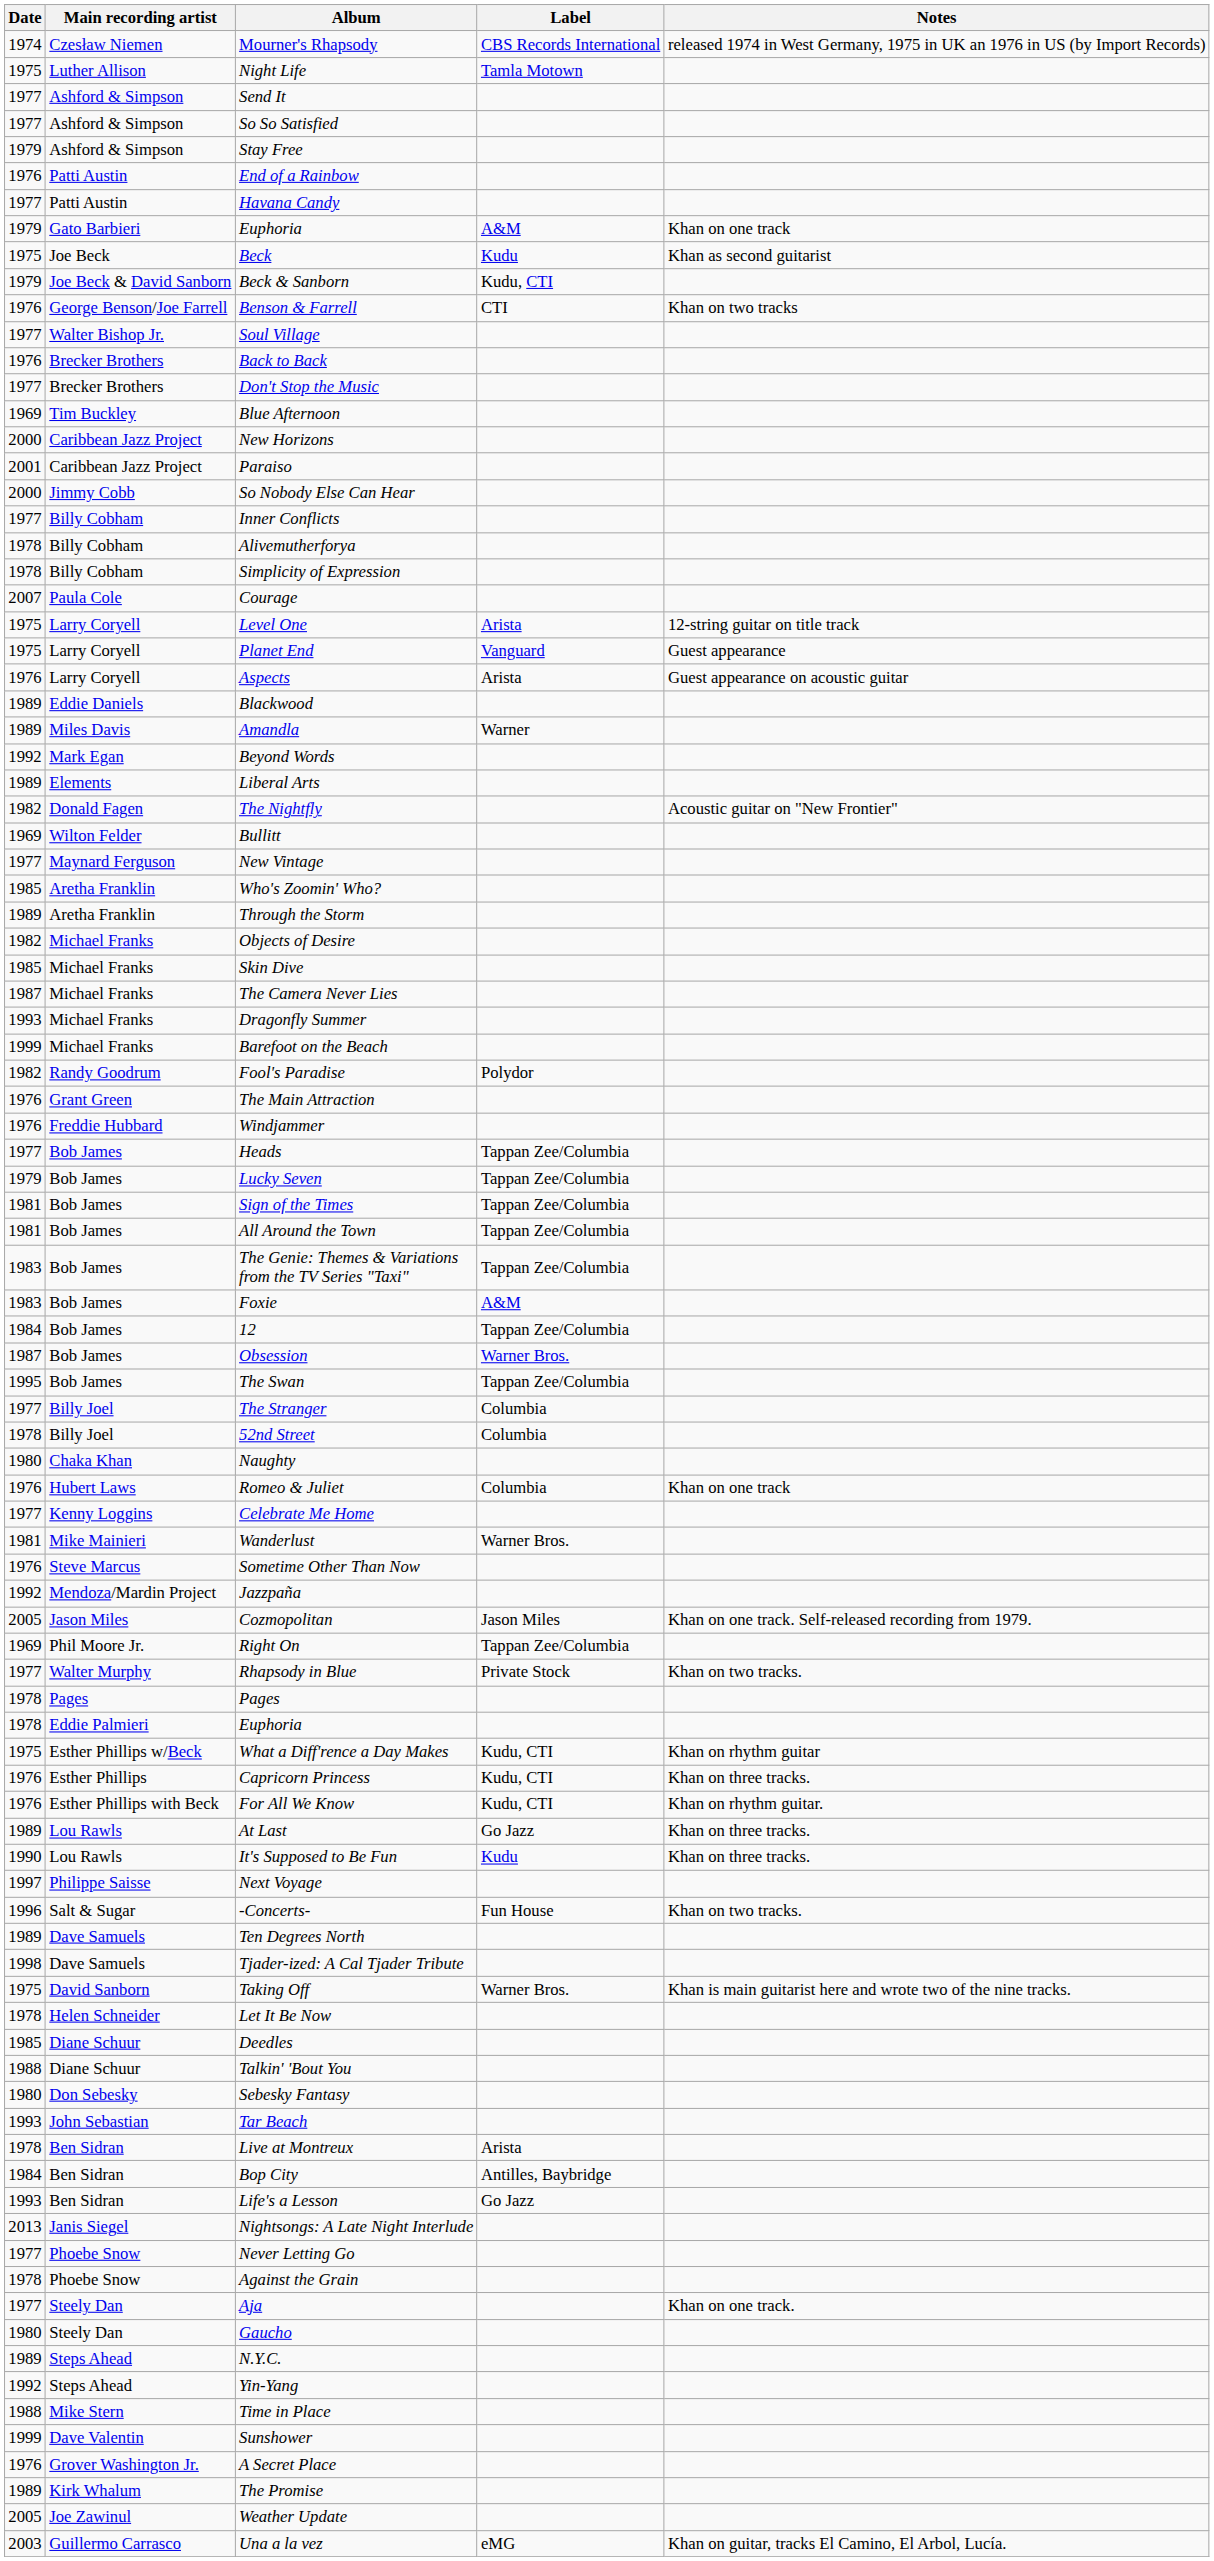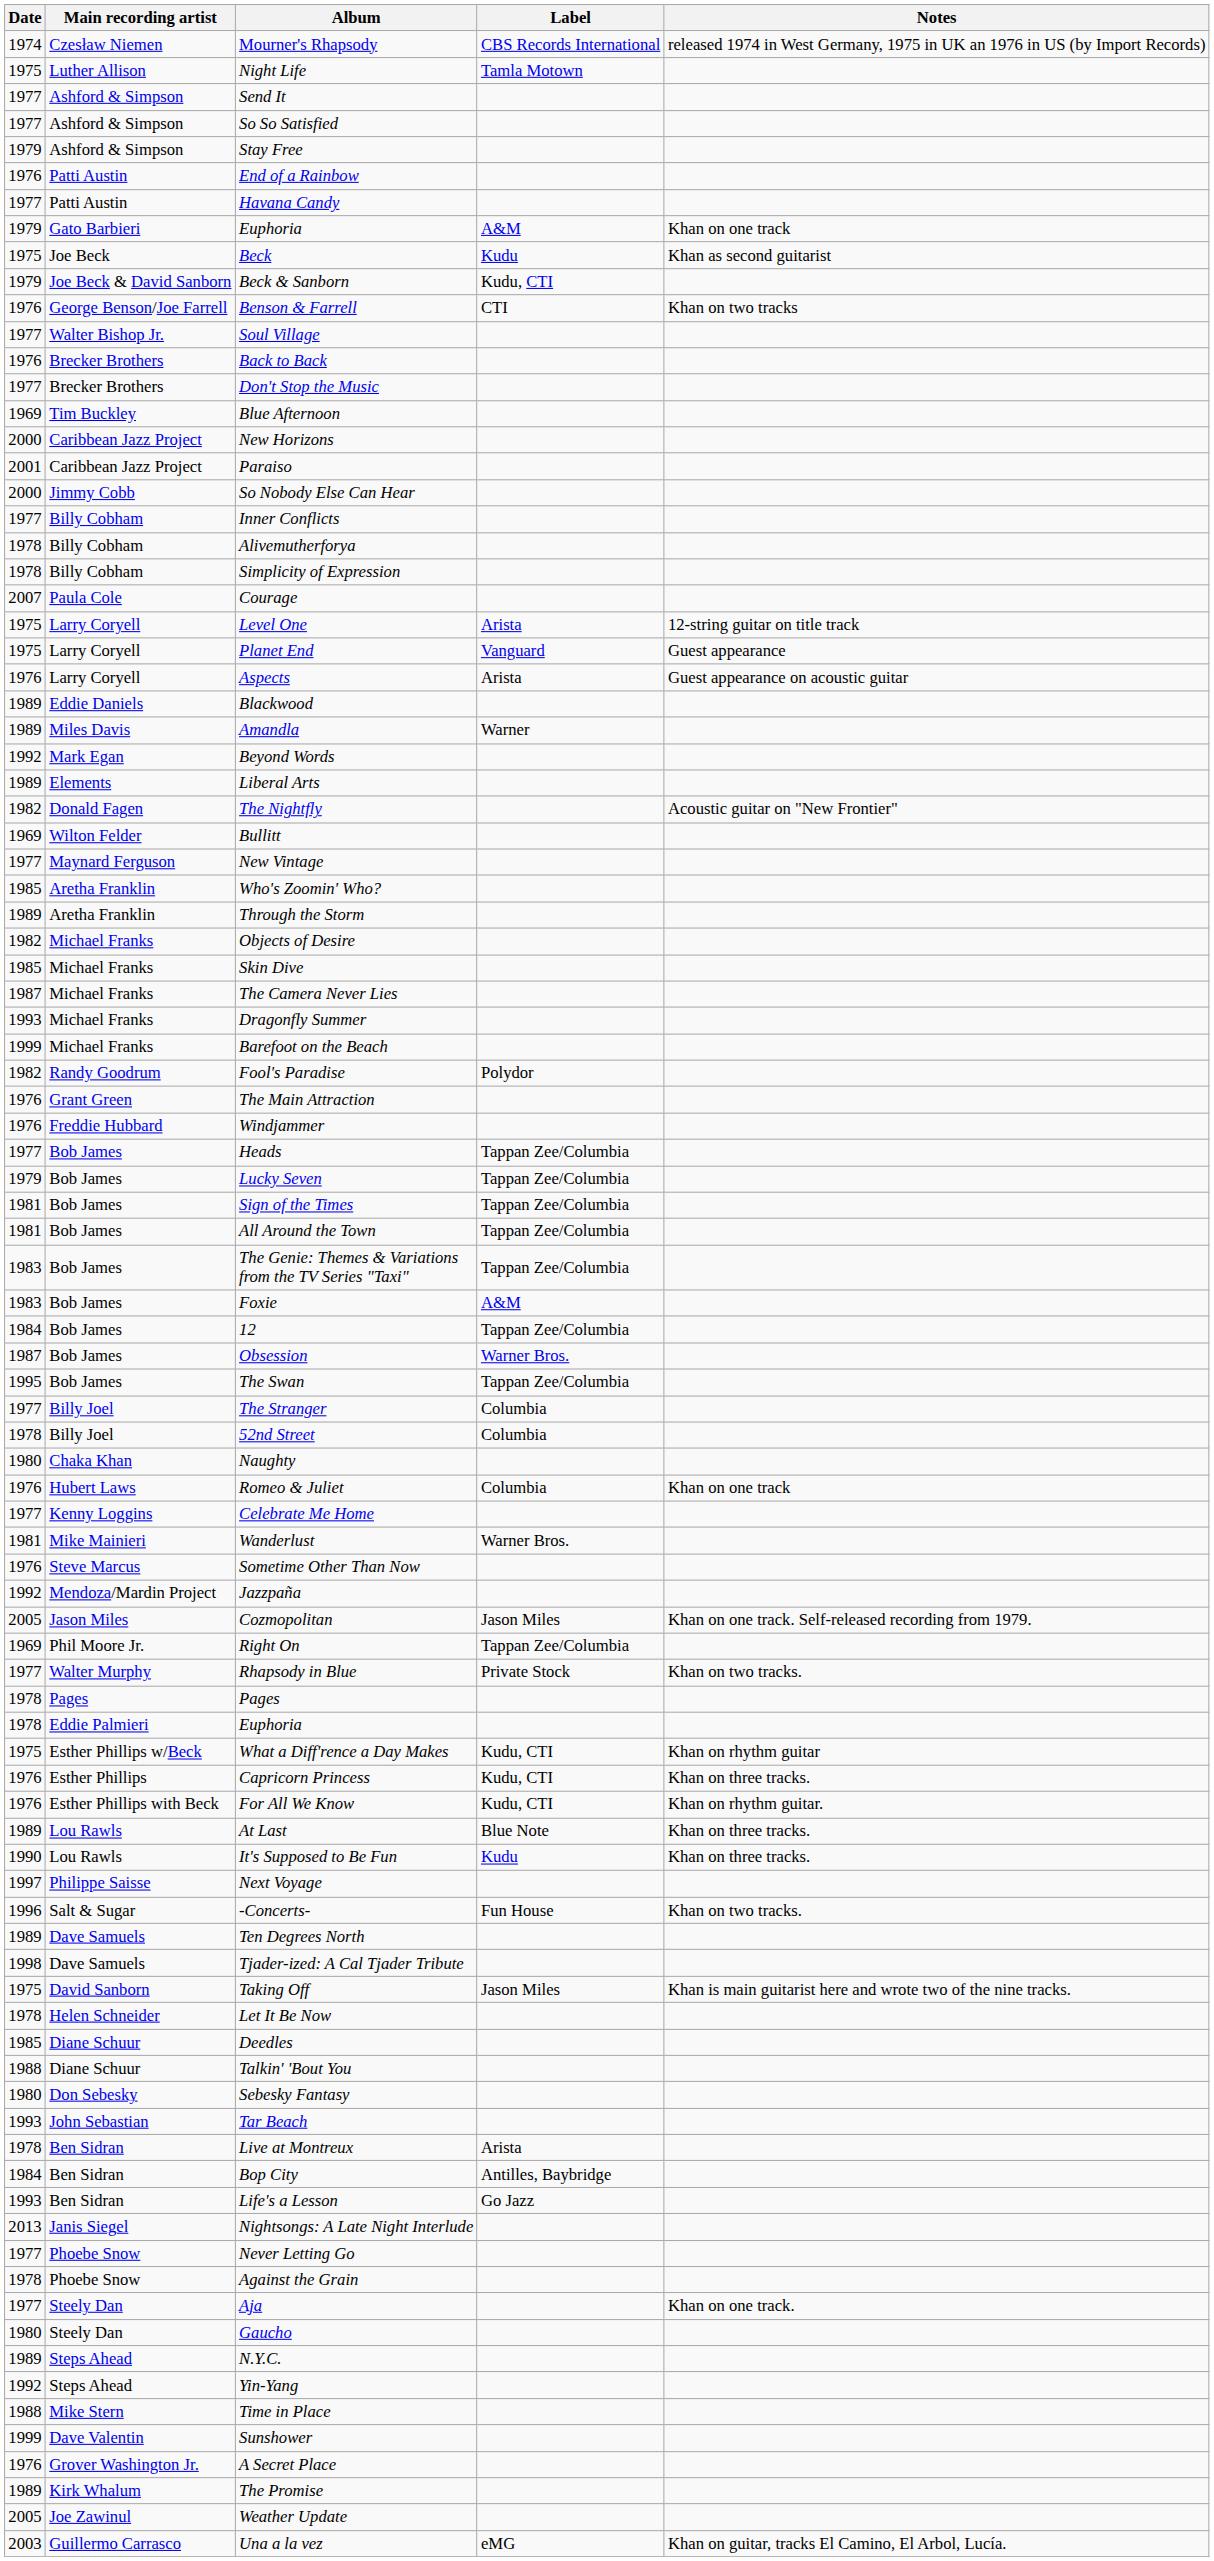(508, 1830) Go Jazz -> (515, 1830) Blue Note
(525, 1989) Warner Bros. -> (520, 1989) Jason Miles
